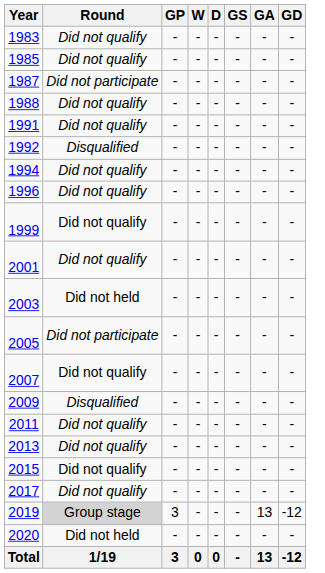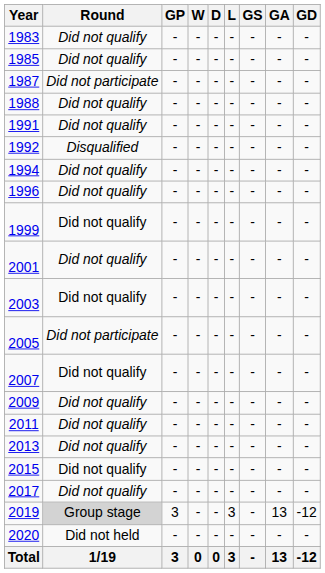+ column: (232, 15)
(102, 297) Did not held -> (102, 297) Did not qualify
(102, 402) Disqualified -> (102, 402) Did not qualify
